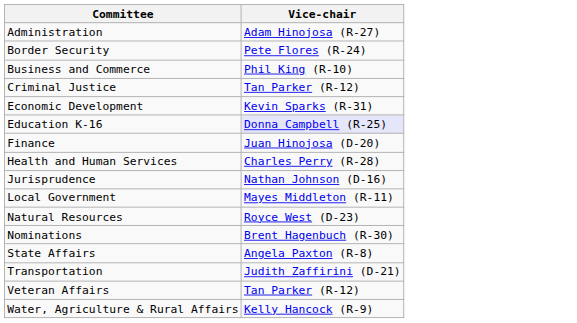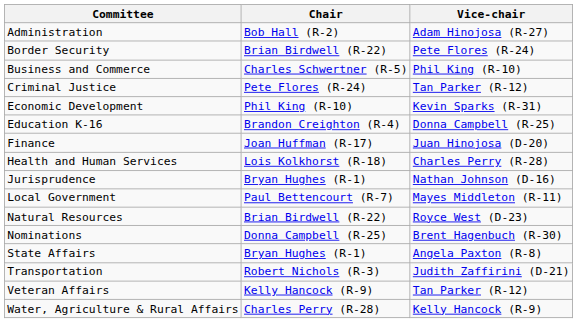+ column: (326, 14)
(316, 124) lavender background -> (484, 124) no background
